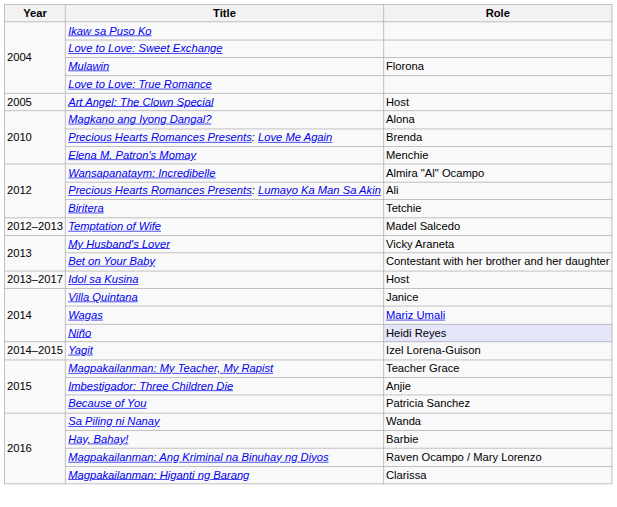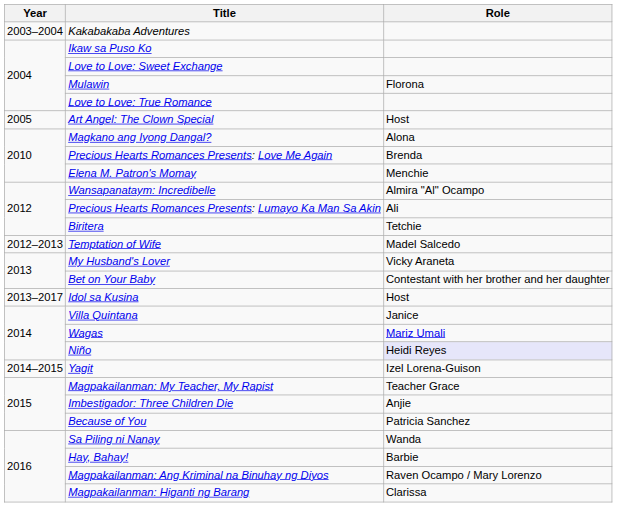+ row: (129, 31)
